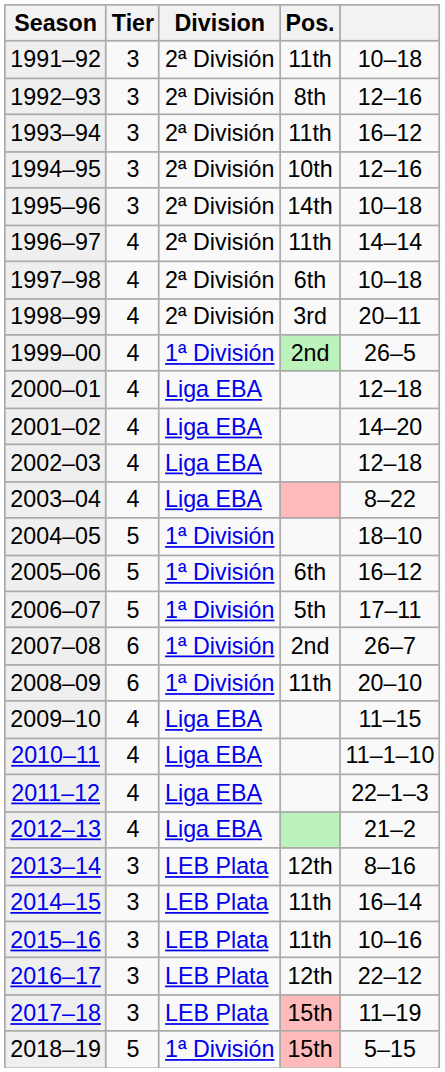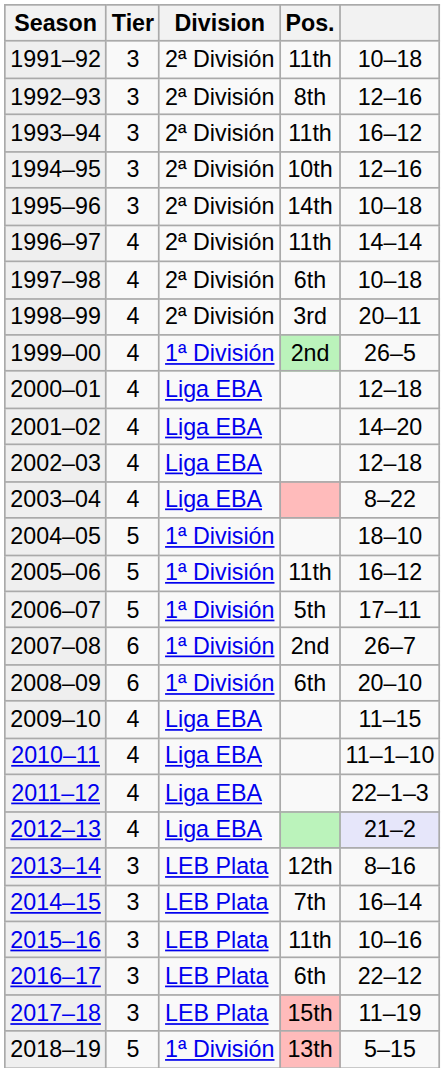(310, 573) 6th -> (310, 573) 11th
(310, 683) 11th -> (310, 683) 6th
(390, 829) no background -> (390, 829) lavender background
(310, 903) 11th -> (310, 903) 7th
(310, 976) 12th -> (310, 976) 6th
(310, 1049) 15th -> (310, 1049) 13th
